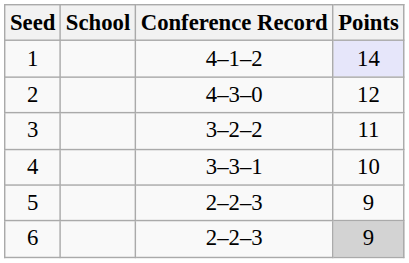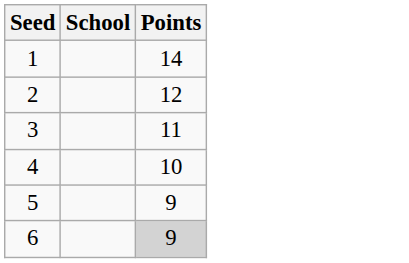- column: (234, 22)
(368, 58) lavender background -> (171, 58) no background
